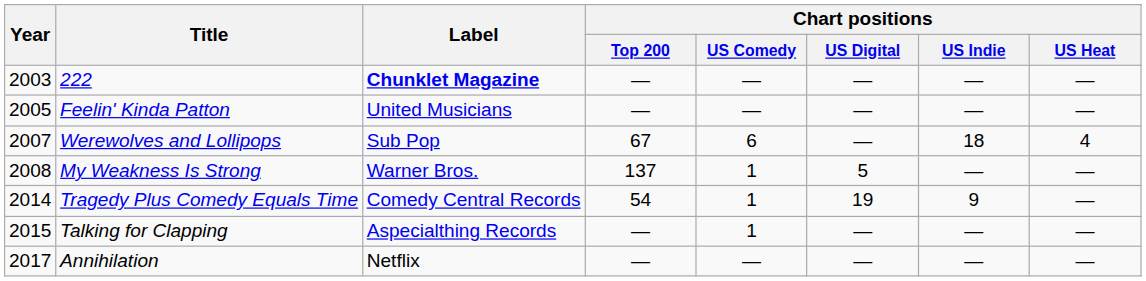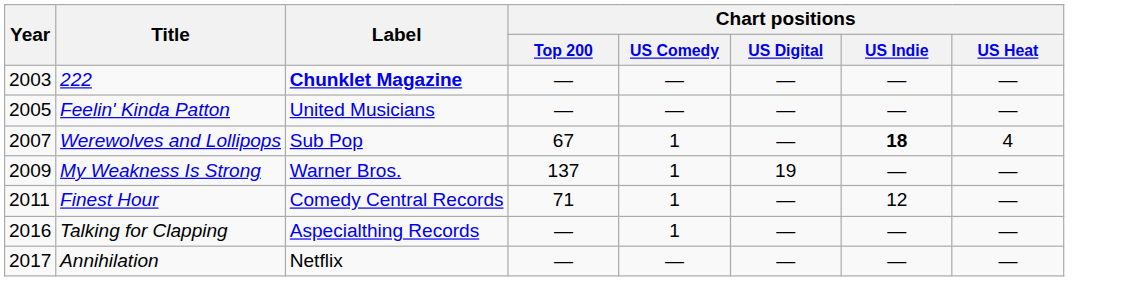(752, 140) 6 -> (675, 140) 1
(974, 140) normal -> (897, 140) bold
(30, 170) 2008 -> (30, 170) 2009
(863, 170) 5 -> (786, 170) 19
+ row: (109, 200)
- row: (209, 200)
(30, 230) 2015 -> (30, 230) 2016
